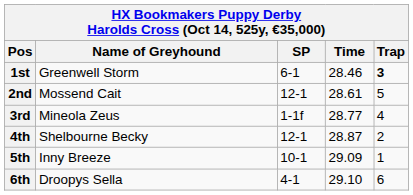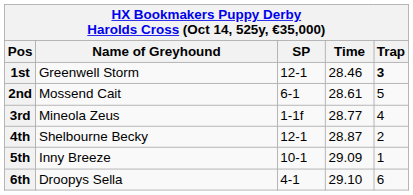(290, 72) 6-1 -> (294, 72) 12-1
(294, 94) 12-1 -> (290, 94) 6-1
